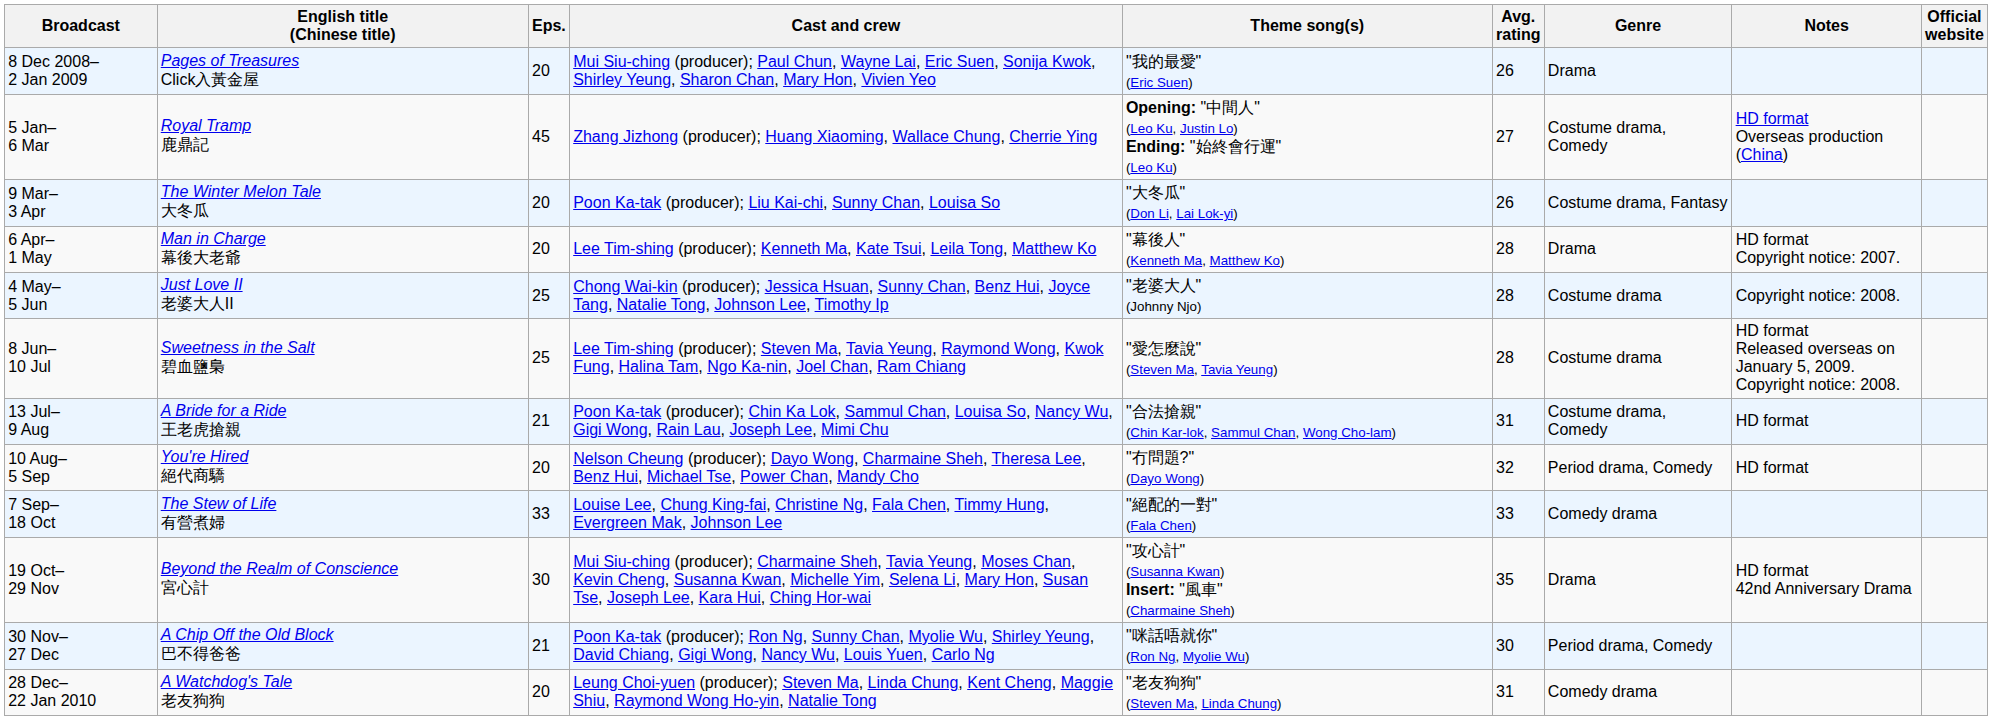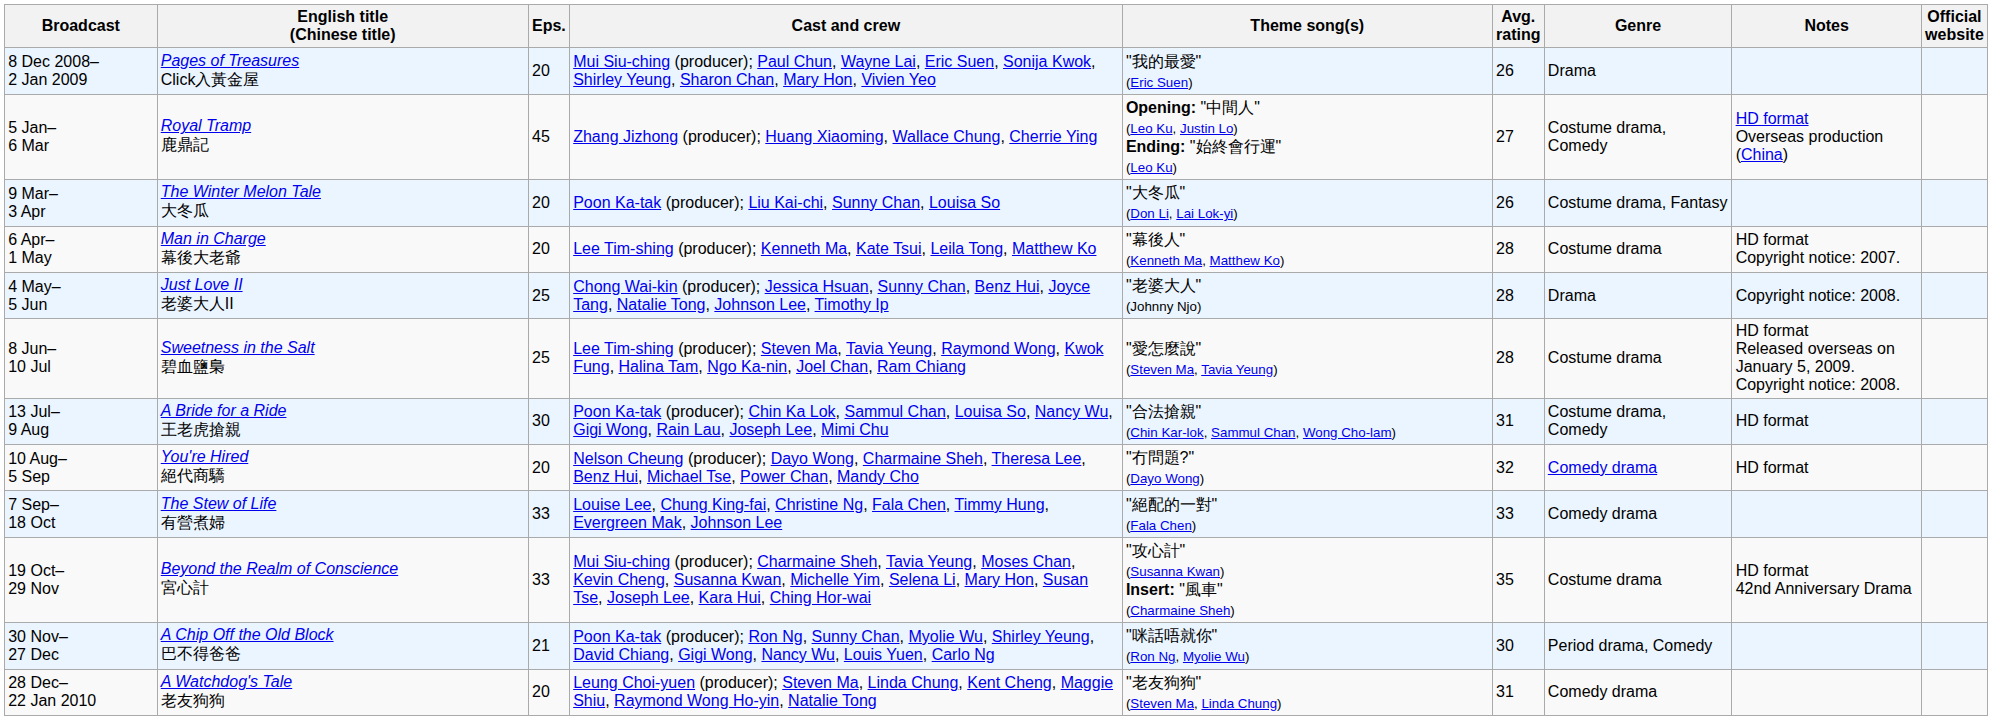(1572, 249) Drama -> (1605, 249) Costume drama
(1605, 295) Costume drama -> (1572, 295) Drama
(541, 421) 21 -> (541, 421) 30
(1630, 467) Period drama, Comedy -> (1603, 467) Comedy drama
(541, 579) 30 -> (541, 579) 33
(1572, 579) Drama -> (1605, 579) Costume drama
